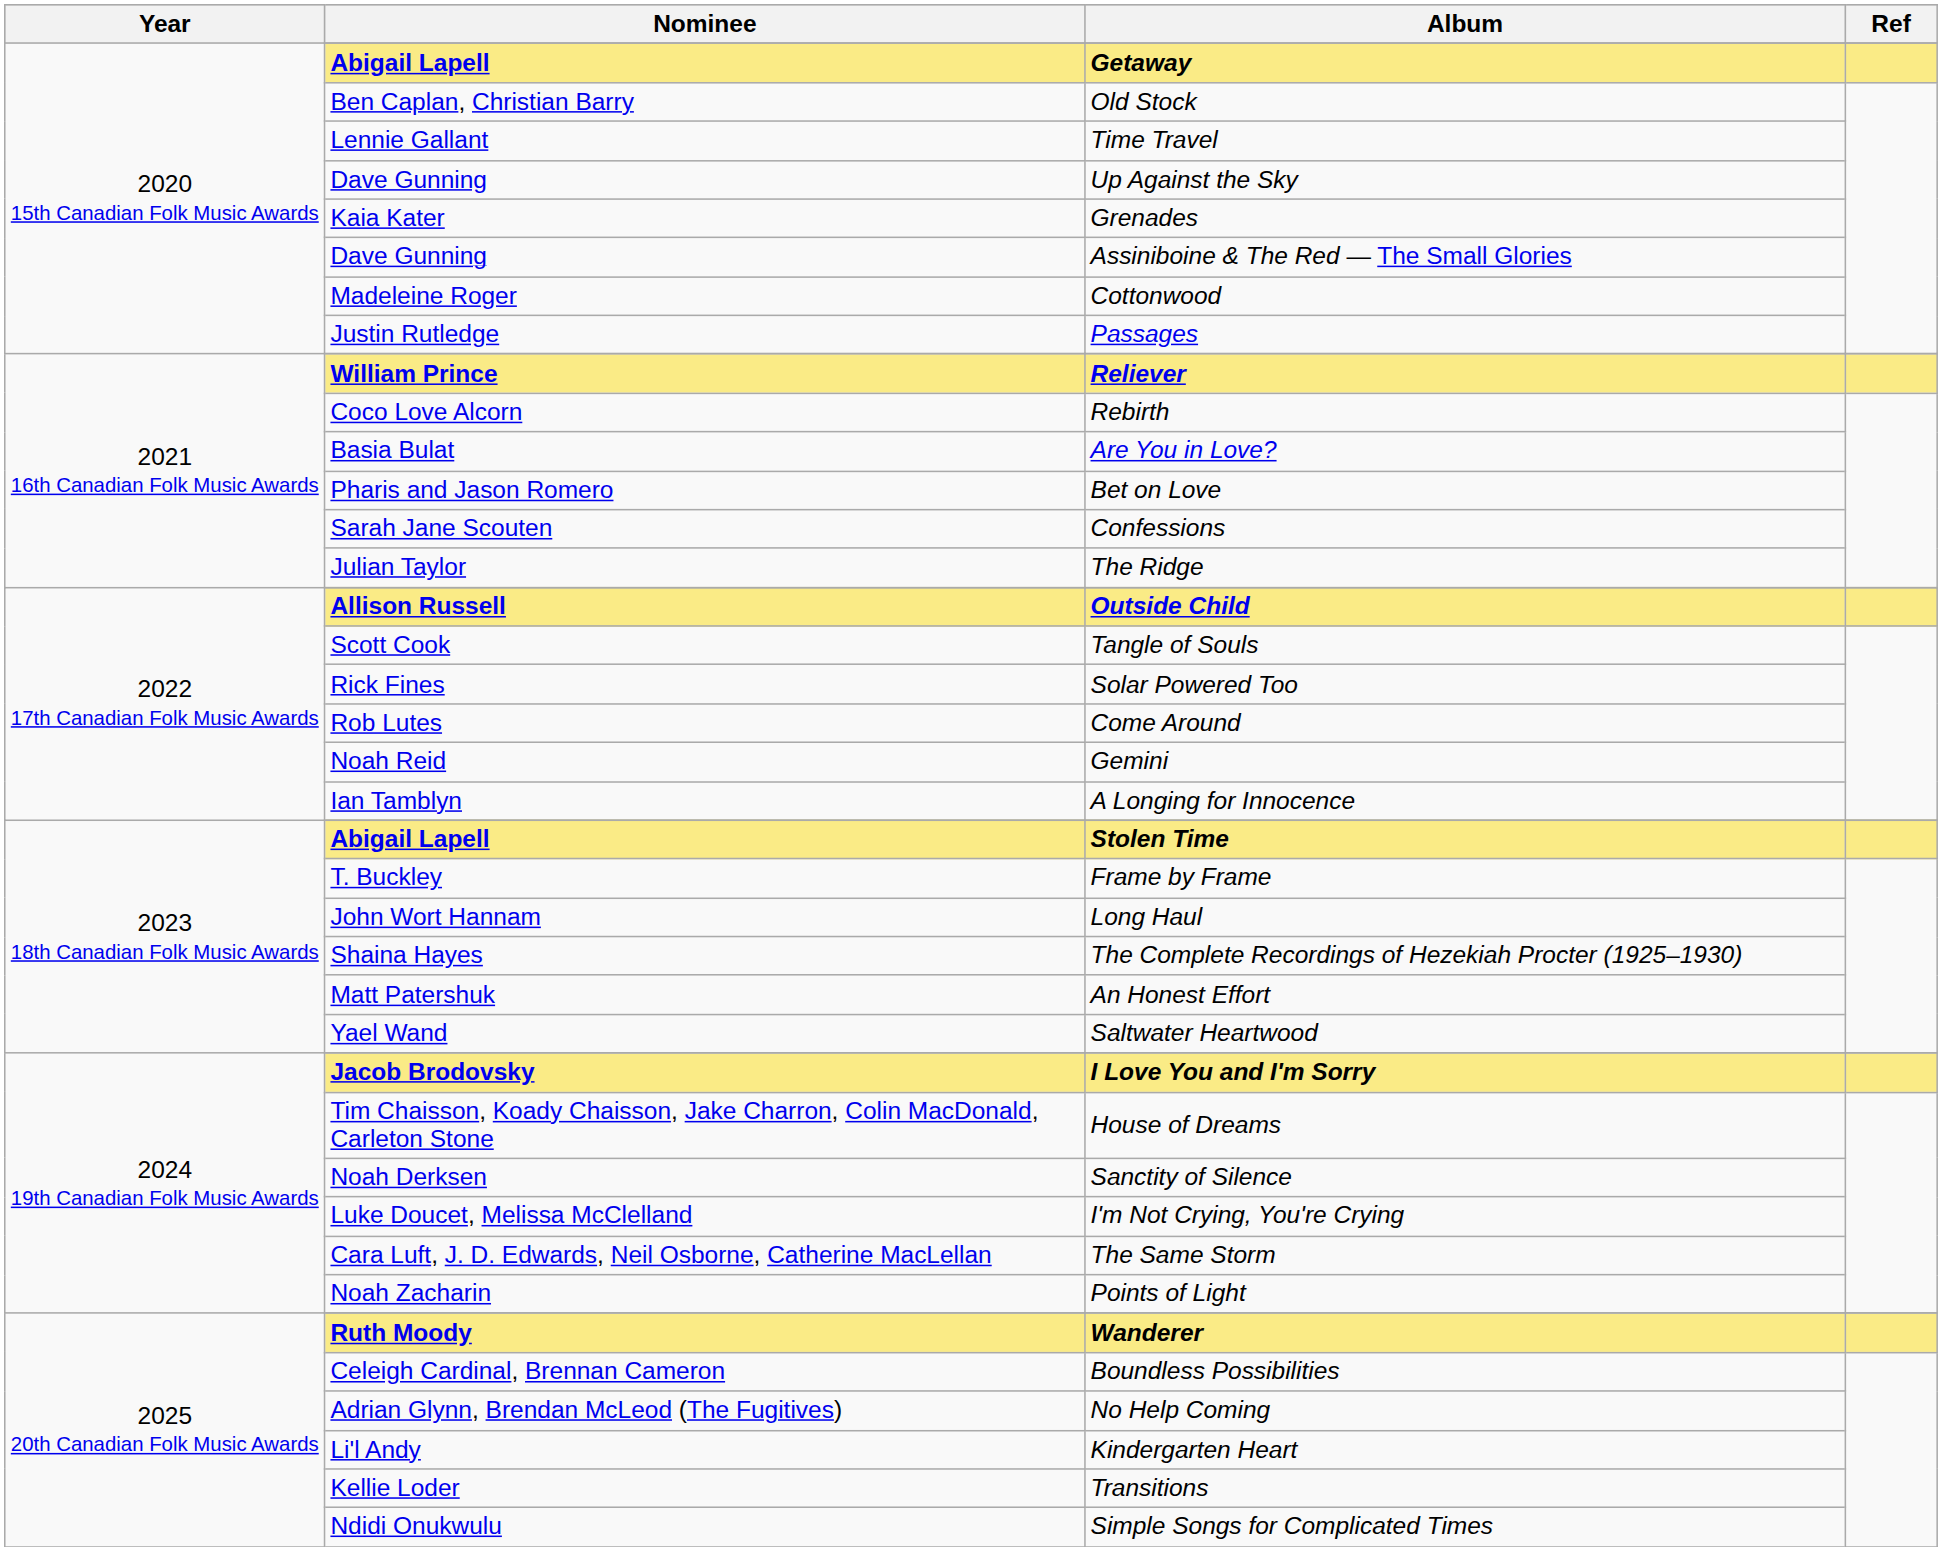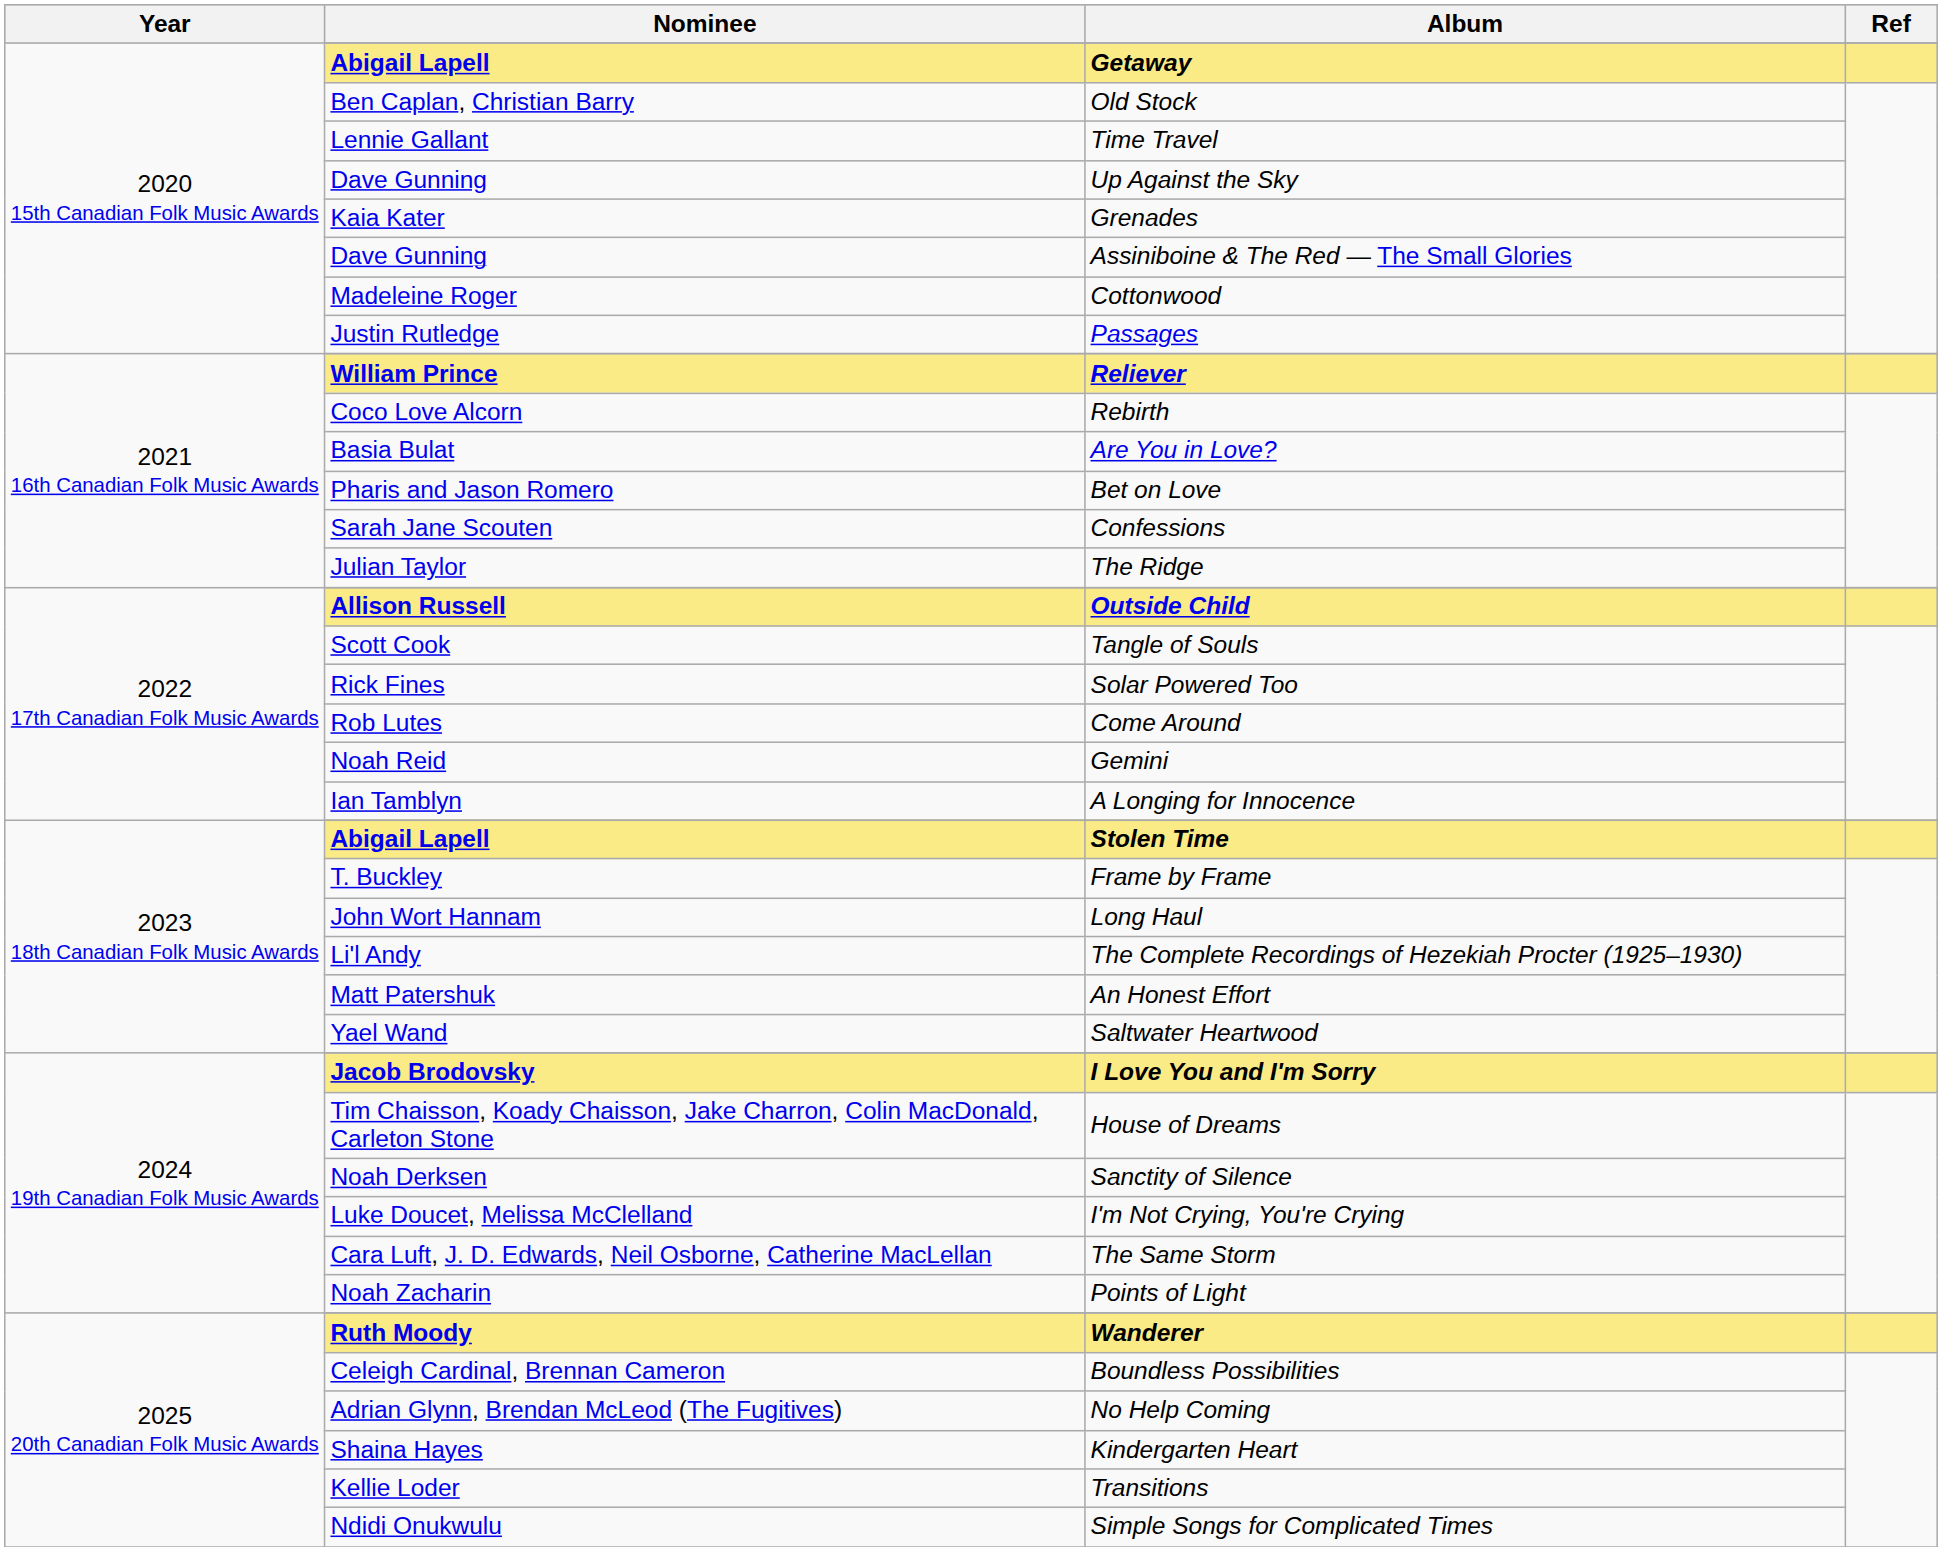(407, 955) Shaina Hayes -> (376, 955) Li'l Andy
(376, 1449) Li'l Andy -> (407, 1449) Shaina Hayes
